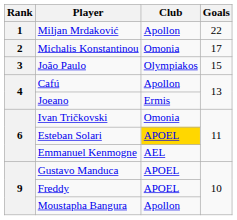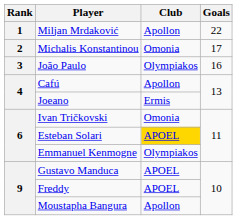(216, 65) 15 -> (216, 65) 16
(154, 153) AEL -> (171, 153) Olympiakos
